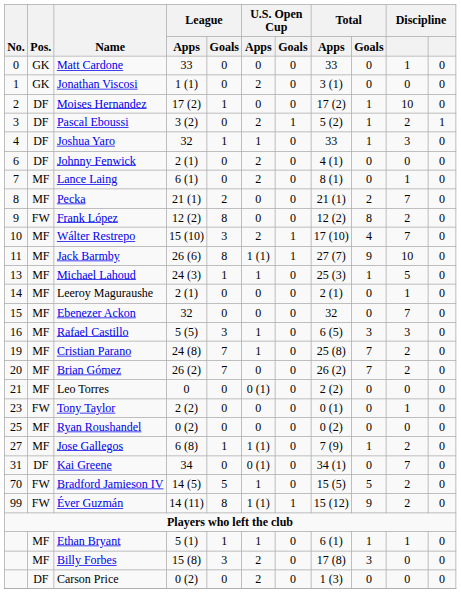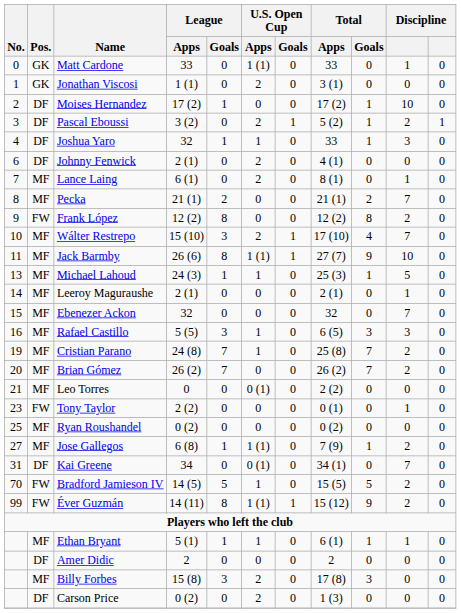(258, 65) 0 -> (258, 65) 1 (1)
+ row: (85, 560)
